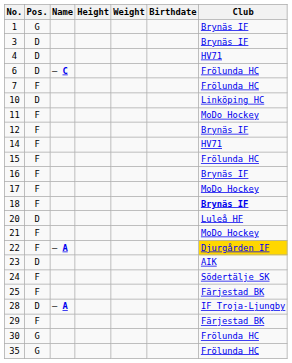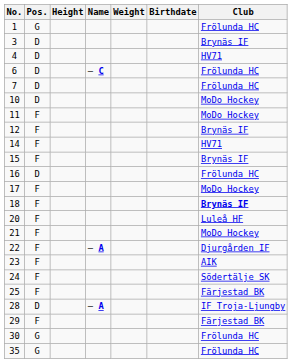columns swapped: (62, 11) <-> (93, 11)
(225, 26) Brynäs IF -> (230, 26) Frölunda HC
(37, 85) F -> (37, 85) D
(233, 100) Linköping HC -> (230, 100) MoDo Hockey
(230, 159) Frölunda HC -> (225, 159) Brynäs IF
(37, 174) F -> (37, 174) D
(225, 174) Brynäs IF -> (230, 174) Frölunda HC
(37, 218) D -> (37, 218) F
(235, 247) gold background -> (235, 247) no background
(37, 262) D -> (37, 262) F
